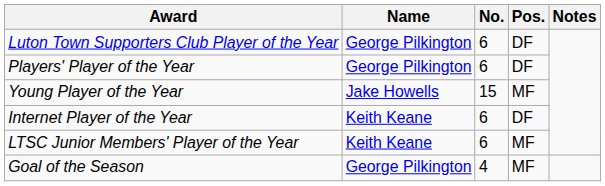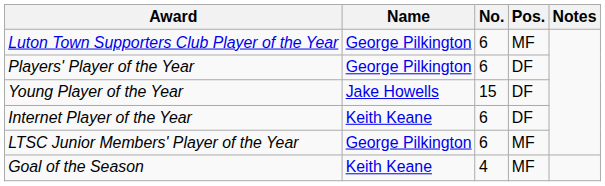(522, 42) DF -> (523, 42) MF
(523, 92) MF -> (522, 92) DF
(389, 142) Keith Keane -> (409, 142) George Pilkington
(409, 167) George Pilkington -> (389, 167) Keith Keane
